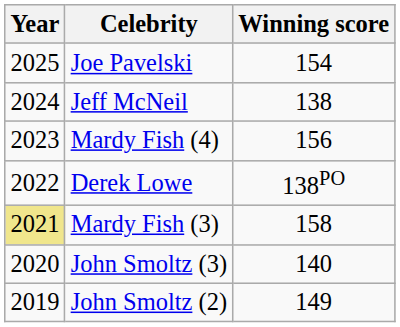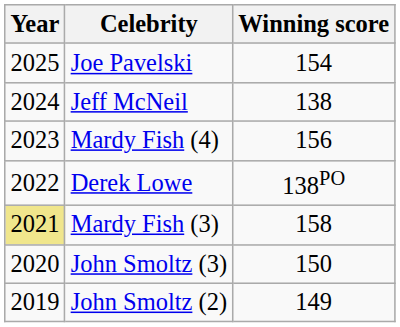(314, 263) 140 -> (314, 263) 150
